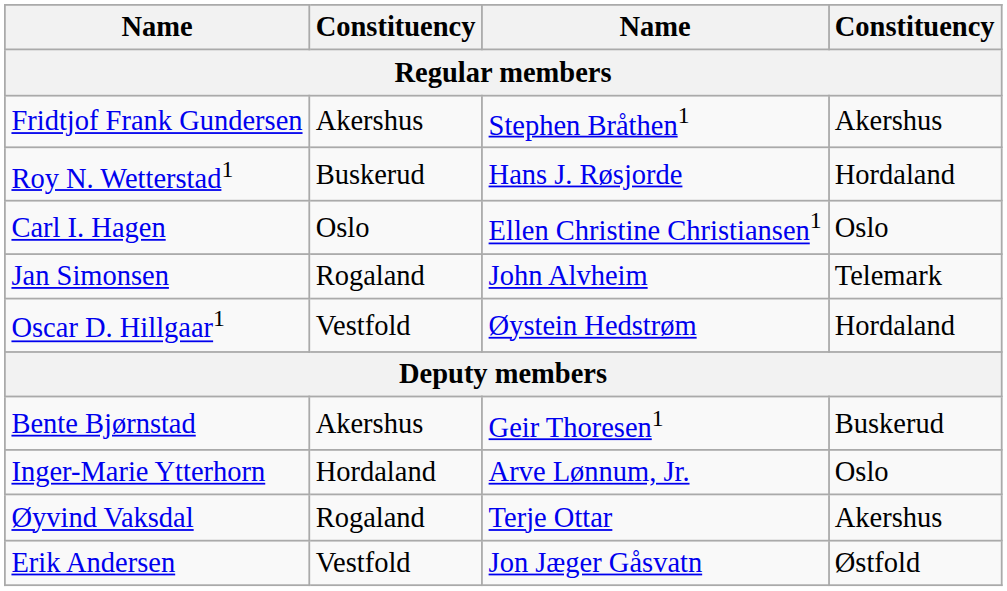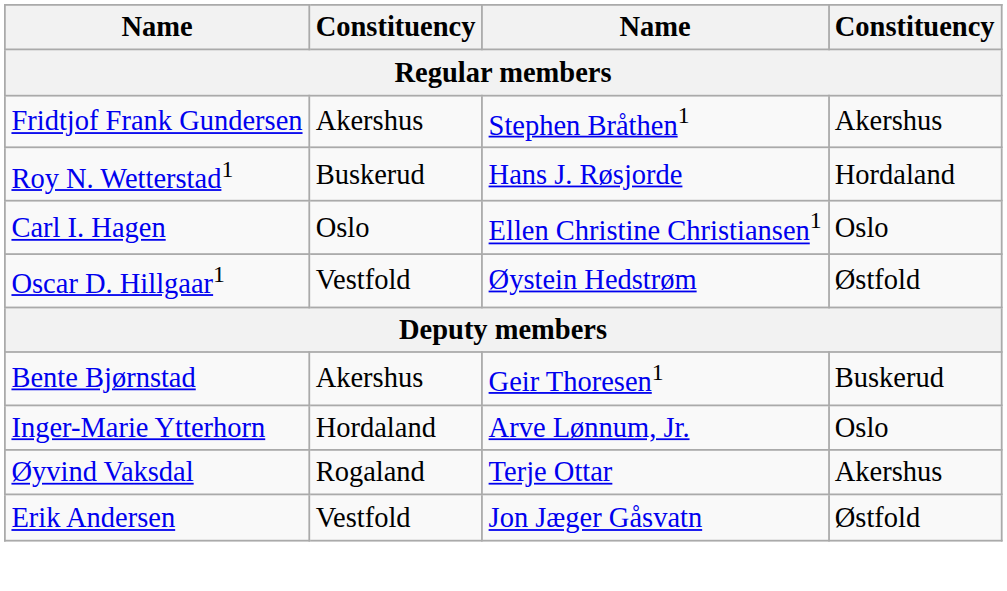- row: (90, 276)
(895, 325) Hordaland -> (877, 279) Østfold
